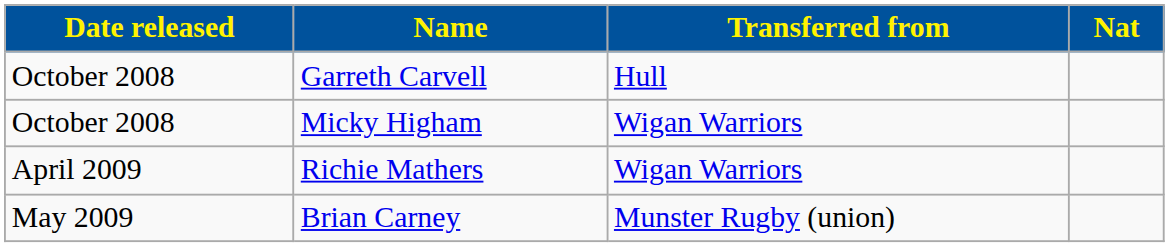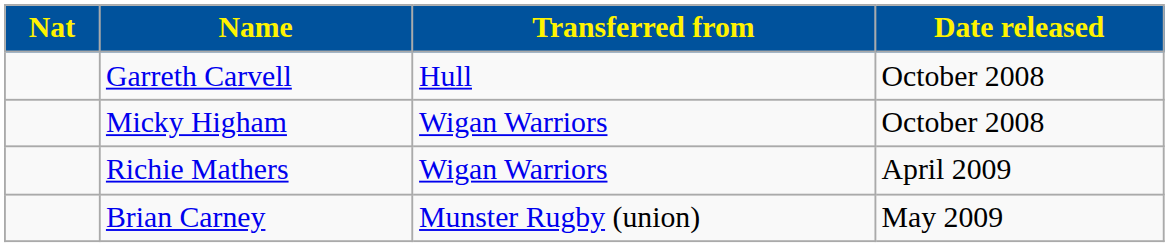columns swapped: (1117, 28) <-> (149, 28)
